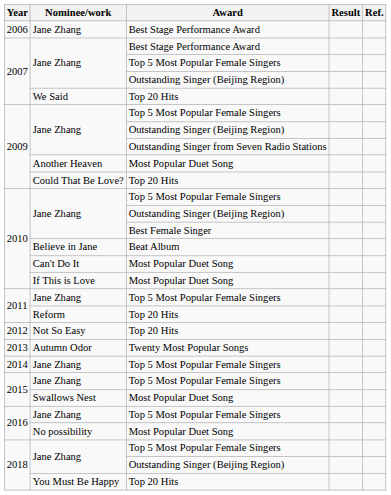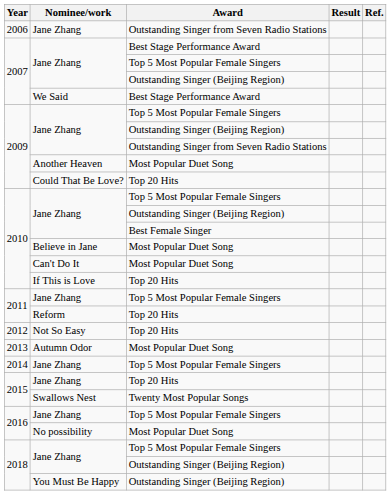(194, 29) Best Stage Performance Award -> (228, 29) Outstanding Singer from Seven Radio Stations
(153, 96) Top 20 Hits -> (194, 96) Best Stage Performance Award
(154, 247) Beat Album -> (181, 247) Most Popular Duet Song
(181, 280) Most Popular Duet Song -> (153, 280) Top 20 Hits
(189, 347) Twenty Most Popular Songs -> (181, 347) Most Popular Duet Song
(205, 381) Top 5 Most Popular Female Singers -> (153, 381) Top 20 Hits
(181, 398) Most Popular Duet Song -> (189, 398) Twenty Most Popular Songs
(153, 481) Top 20 Hits -> (207, 481) Outstanding Singer (Beijing Region)
